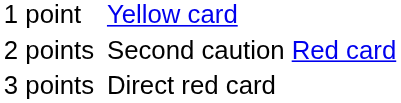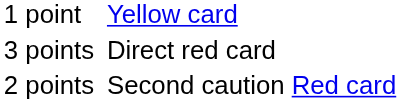rows swapped: (49, 50) <-> (49, 85)
